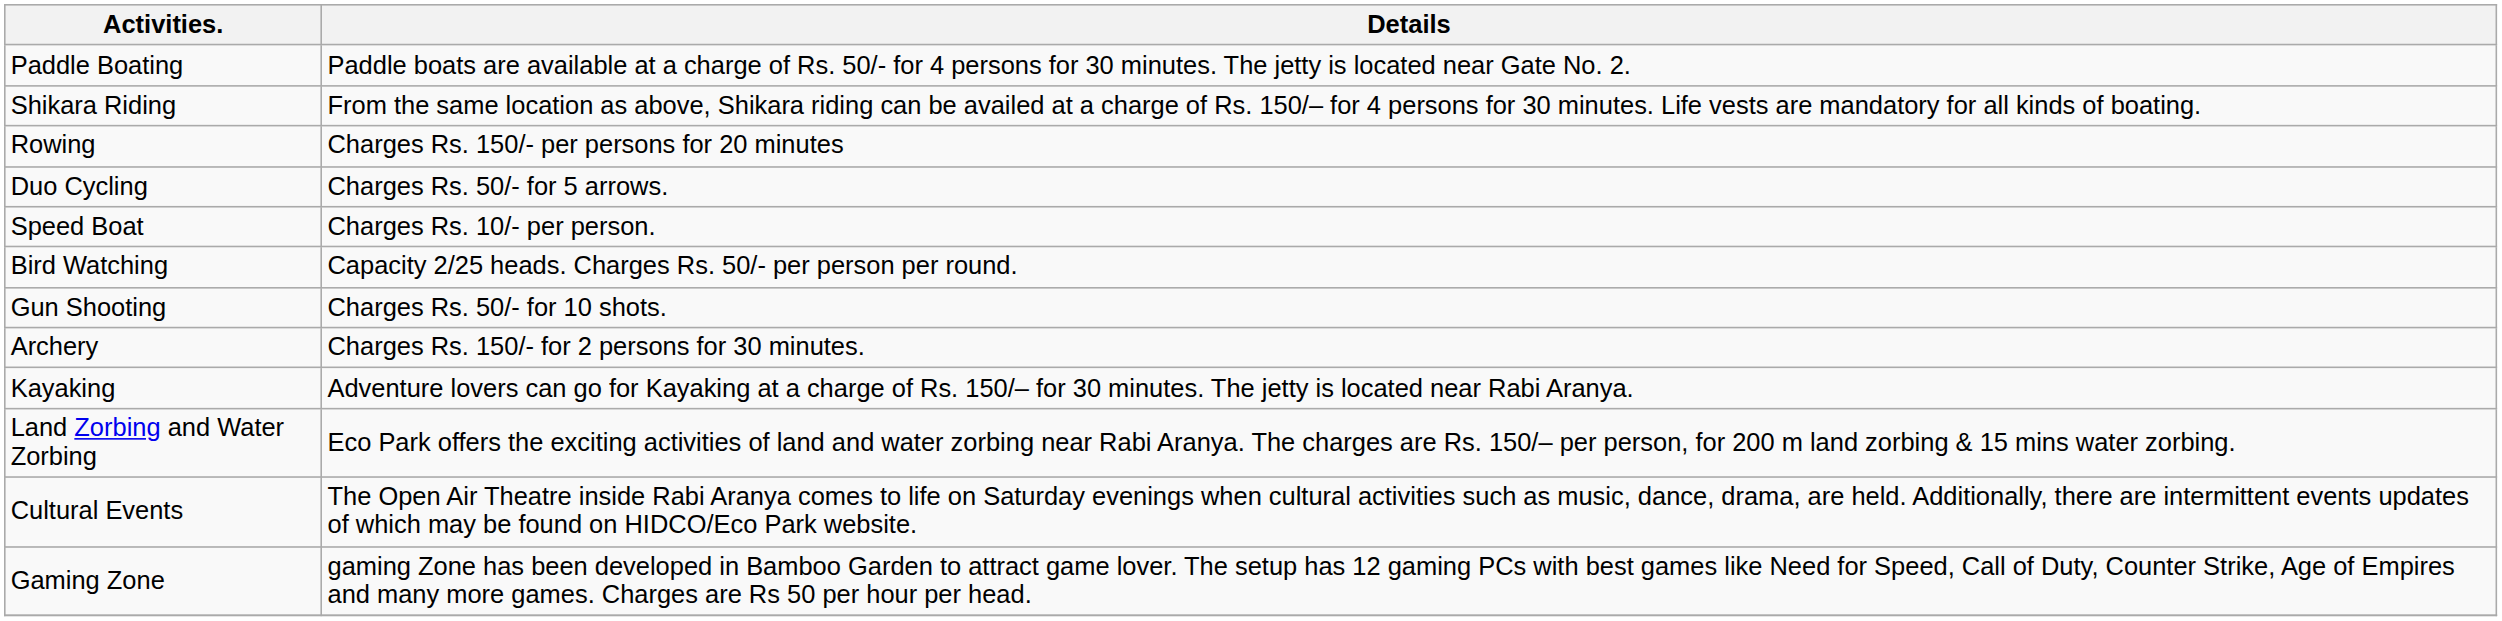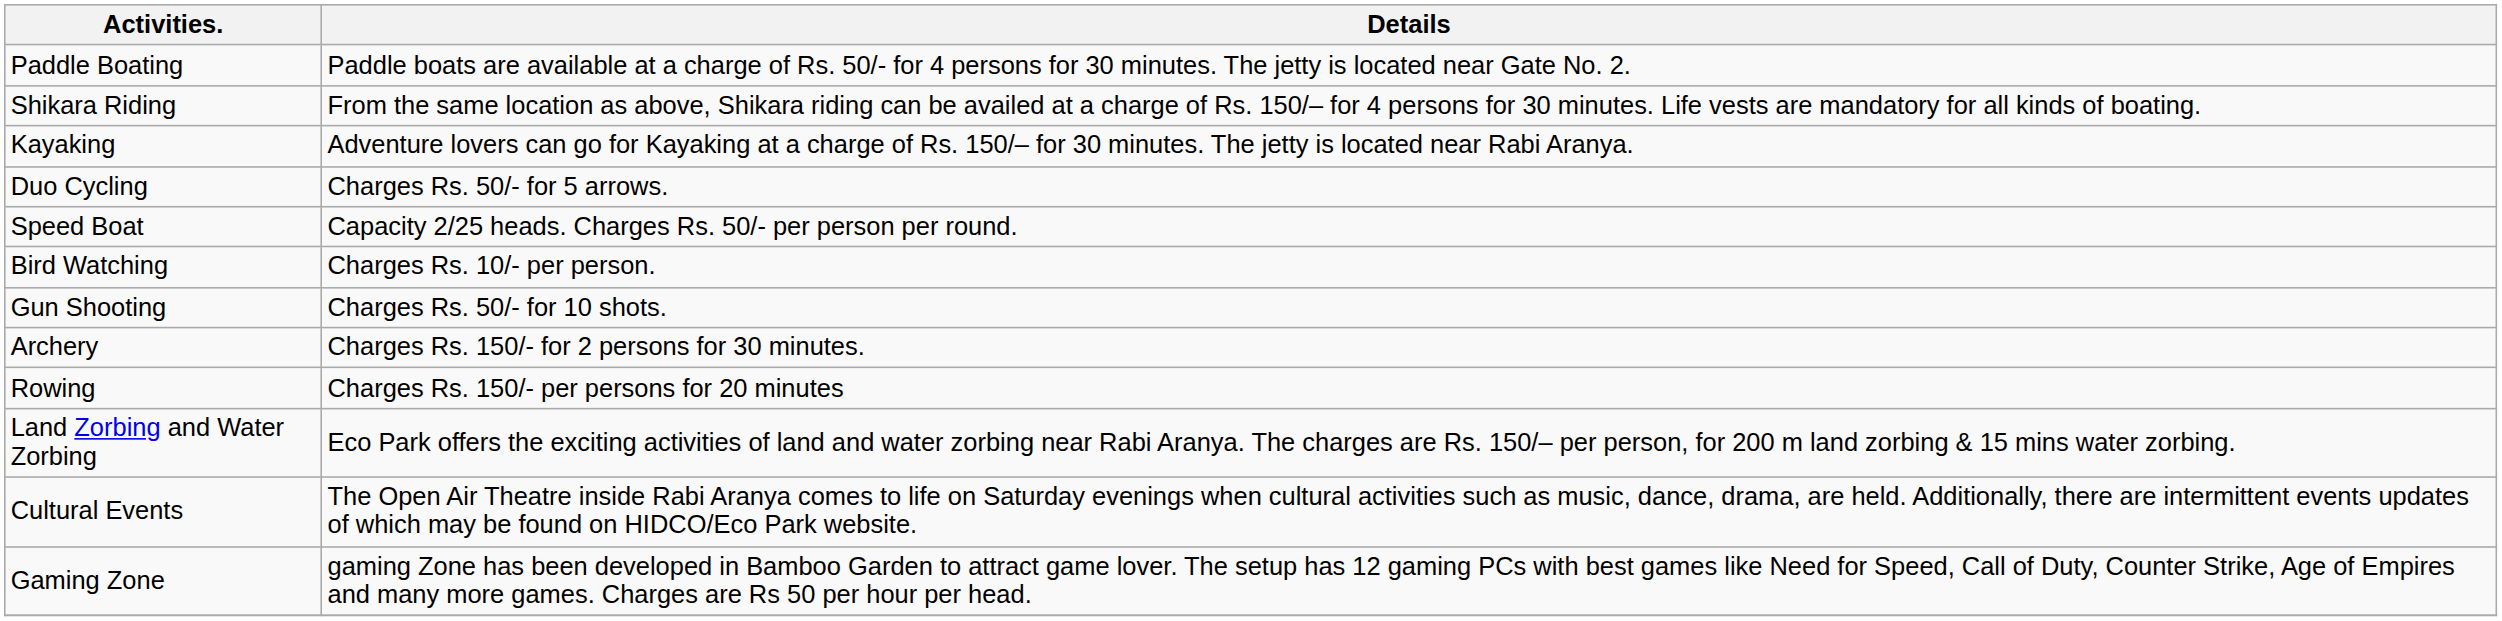rows swapped: (53, 145) <-> (63, 387)
(492, 226) Charges Rs. 10/- per person. -> (673, 226) Capacity 2/25 heads. Charges Rs. 50/- per person per round.
(673, 266) Capacity 2/25 heads. Charges Rs. 50/- per person per round. -> (492, 266) Charges Rs. 10/- per person.
